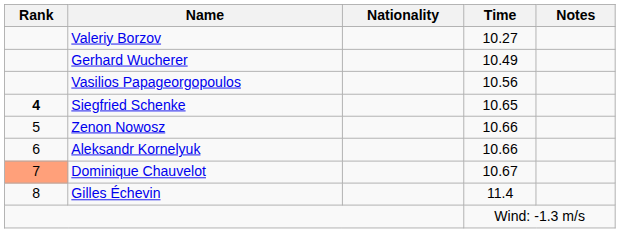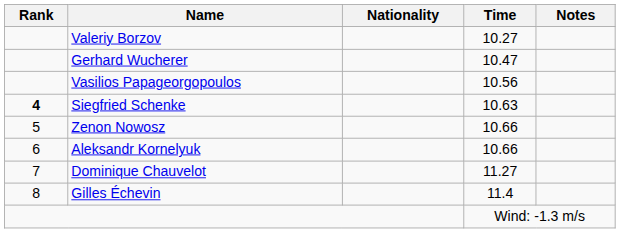(500, 60) 10.49 -> (500, 60) 10.47
(500, 104) 10.65 -> (500, 104) 10.63
(36, 171) lightsalmon background -> (36, 171) no background
(500, 171) 10.67 -> (500, 171) 11.27
